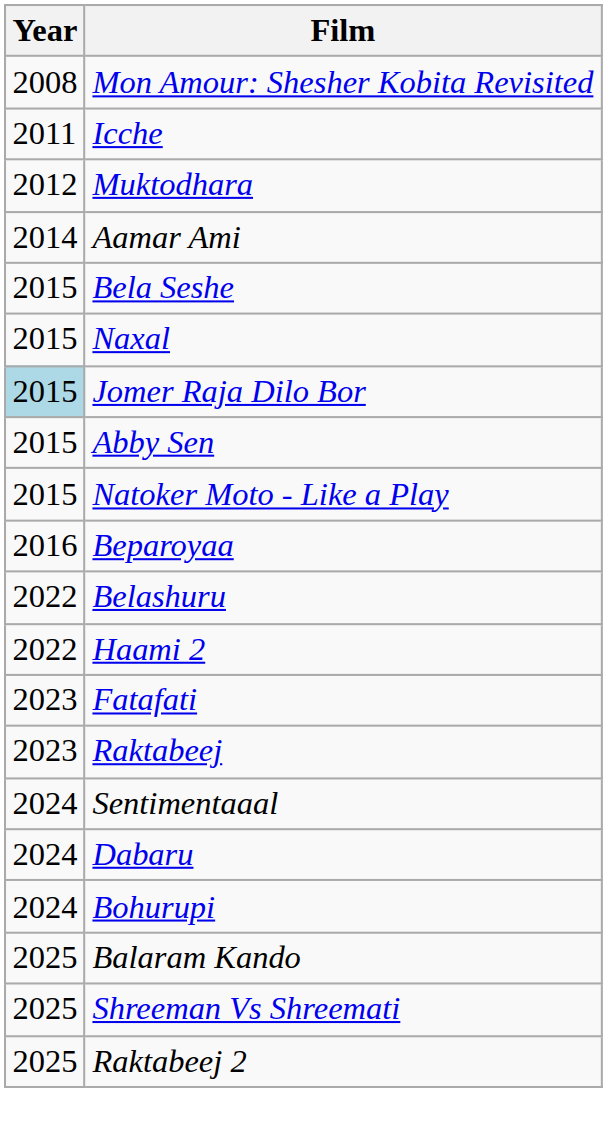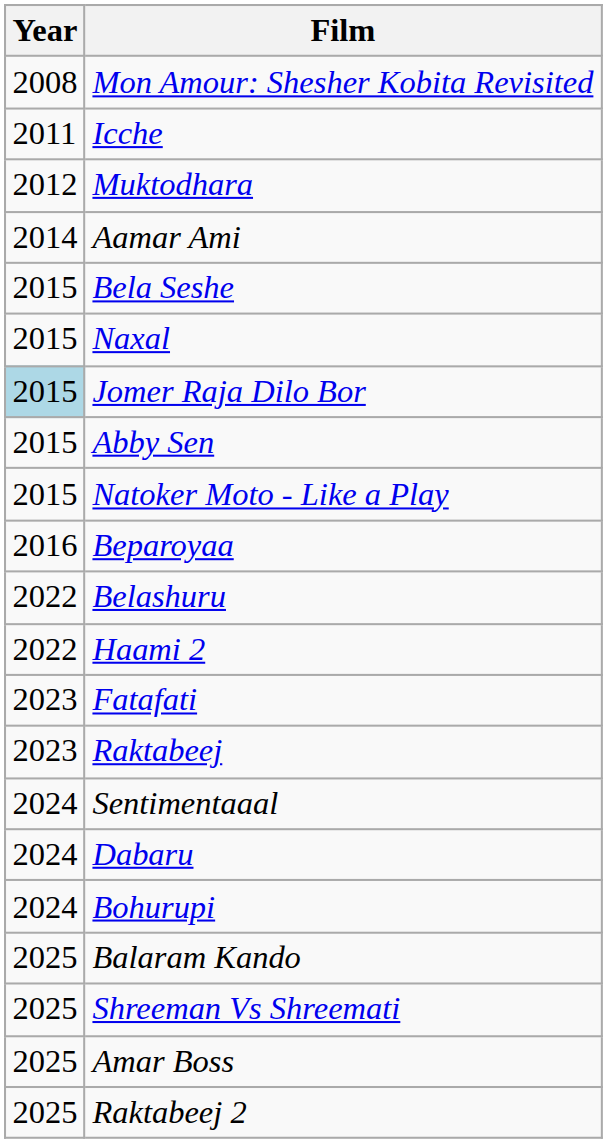+ row: (163, 1060)
